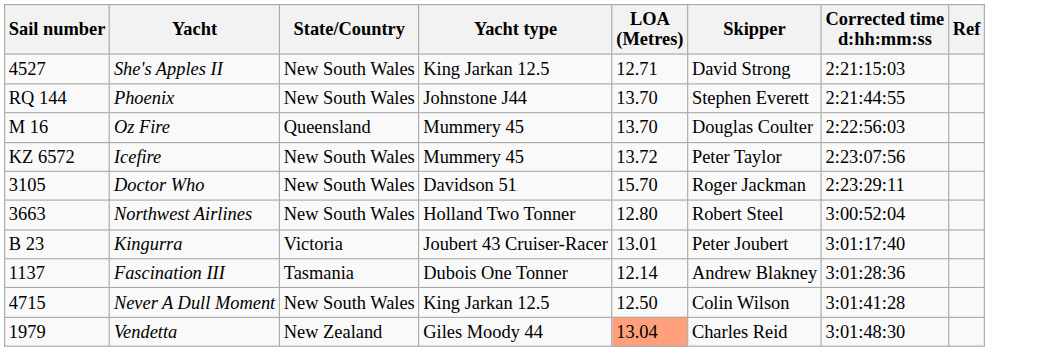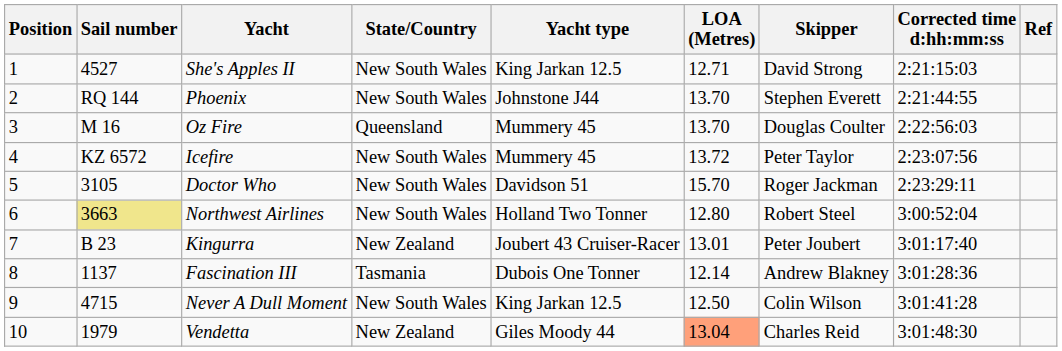+ column: (41, 29)
(27, 214) no background -> (99, 214) khaki background
(313, 244) Victoria -> (405, 244) New Zealand
